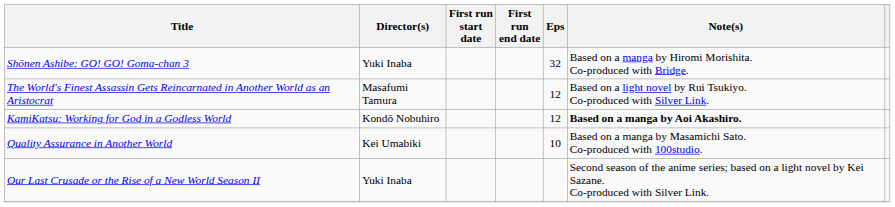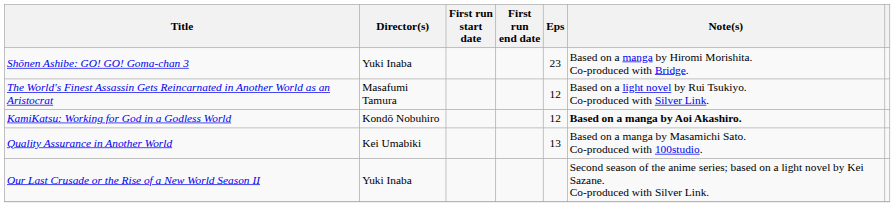(555, 63) 32 -> (555, 63) 23
(555, 143) 10 -> (555, 143) 13
